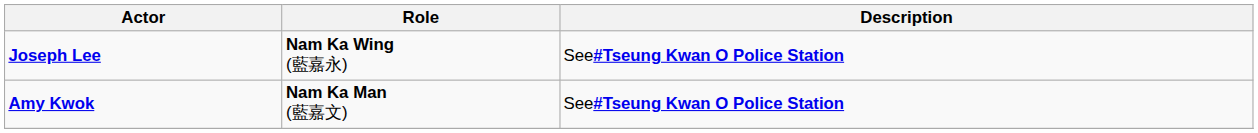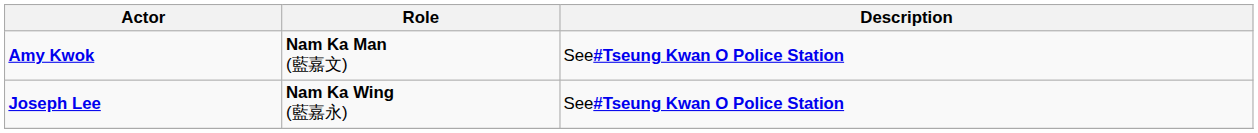rows swapped: (51, 104) <-> (55, 55)
